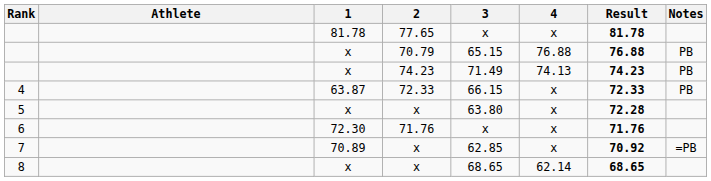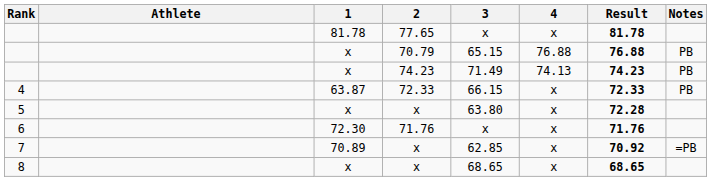(554, 167) 62.14 -> (554, 167) x
